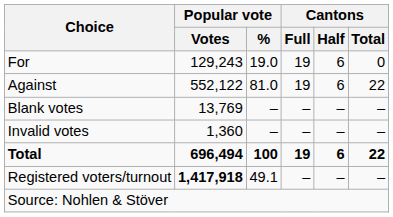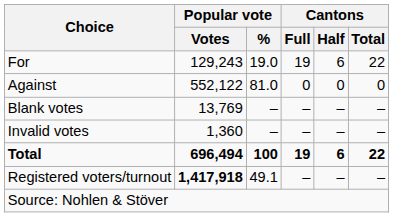(381, 62) 0 -> (377, 62) 22
(302, 85) 19 -> (306, 85) 0
(341, 85) 6 -> (341, 85) 0
(377, 85) 22 -> (381, 85) 0
